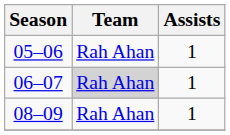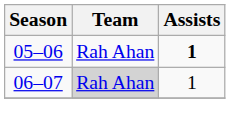(192, 51) normal -> (192, 51) bold
- row: (38, 113)
